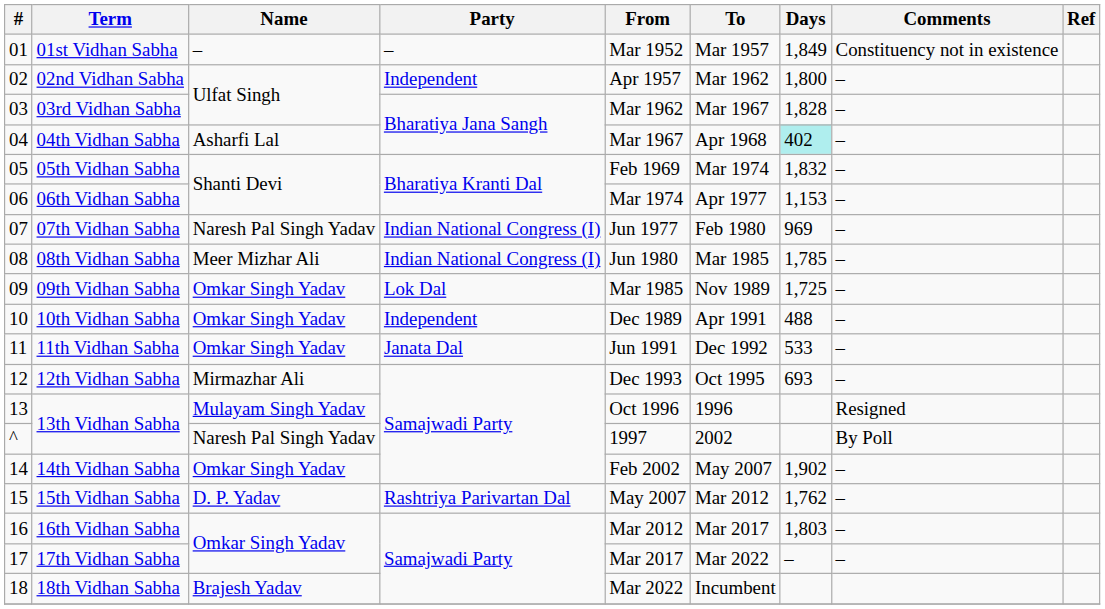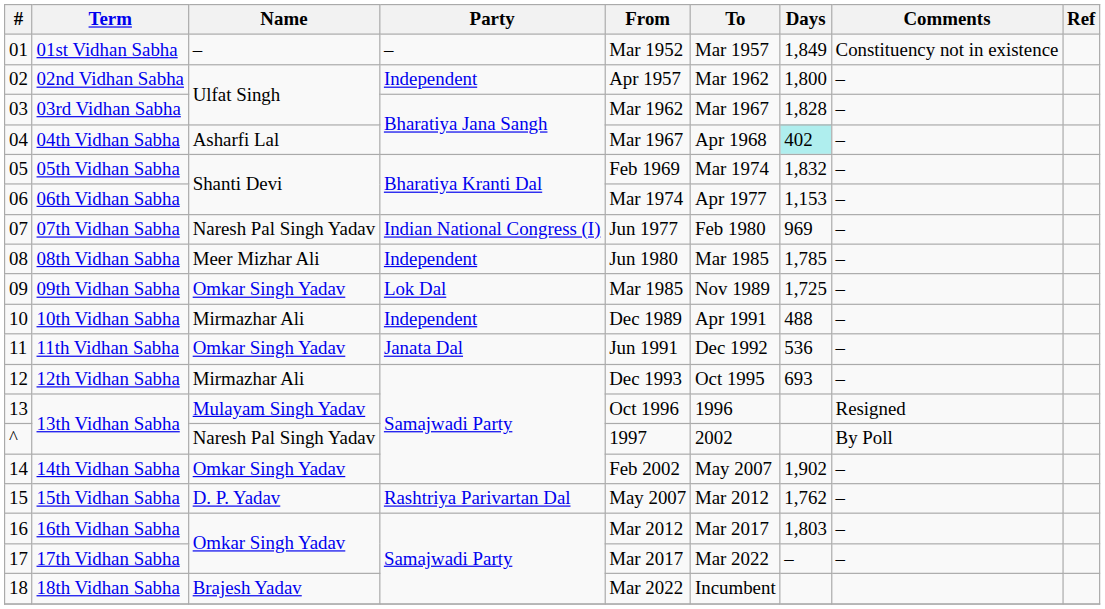(492, 259) Indian National Congress (I) -> (431, 259) Independent
(269, 318) Omkar Singh Yadav -> (249, 318) Mirmazhar Ali
(799, 348) 533 -> (799, 348) 536
